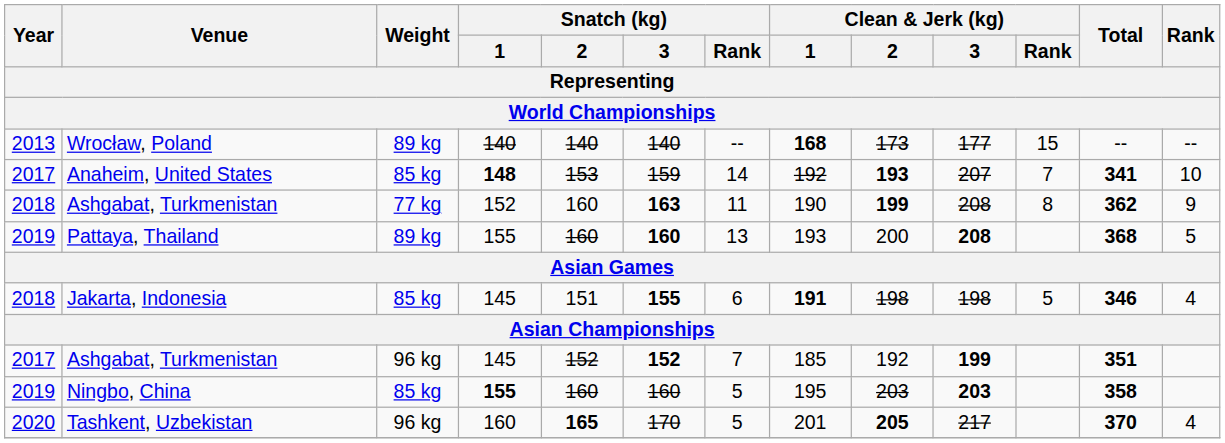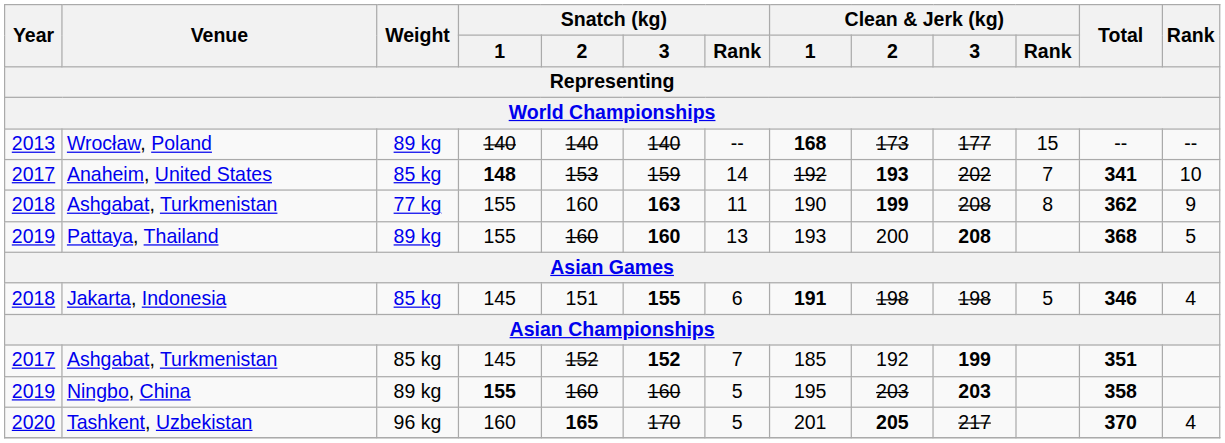(975, 174) 207 -> (975, 174) 202
(500, 205) 152 -> (500, 205) 155
(417, 360) 96 kg -> (417, 360) 85 kg
(417, 391) 85 kg -> (417, 391) 89 kg
